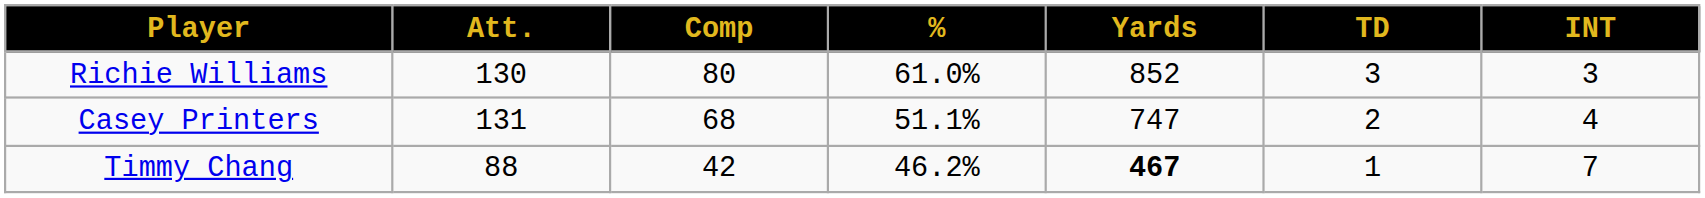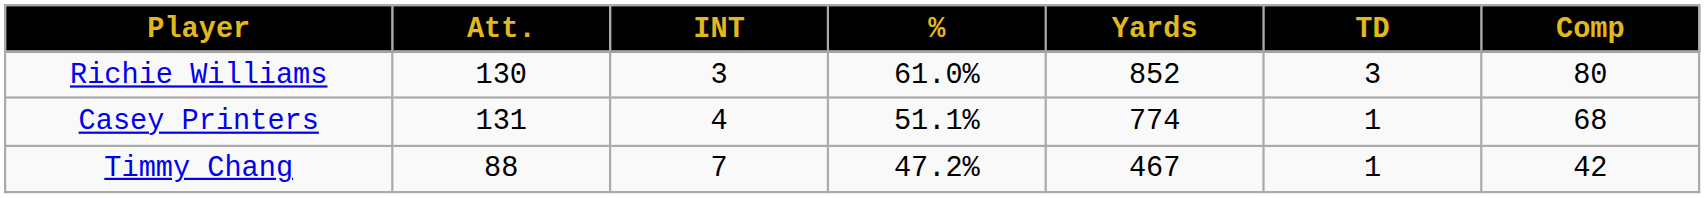columns swapped: (719, 28) <-> (1590, 28)
(1155, 122) 747 -> (1155, 122) 774
(1372, 122) 2 -> (1372, 122) 1
(937, 168) 46.2% -> (937, 168) 47.2%
(1155, 168) bold -> (1155, 168) normal
